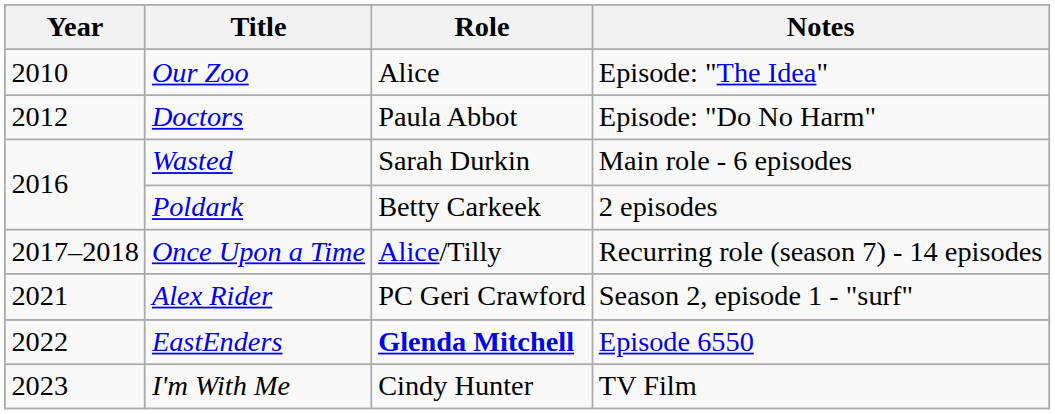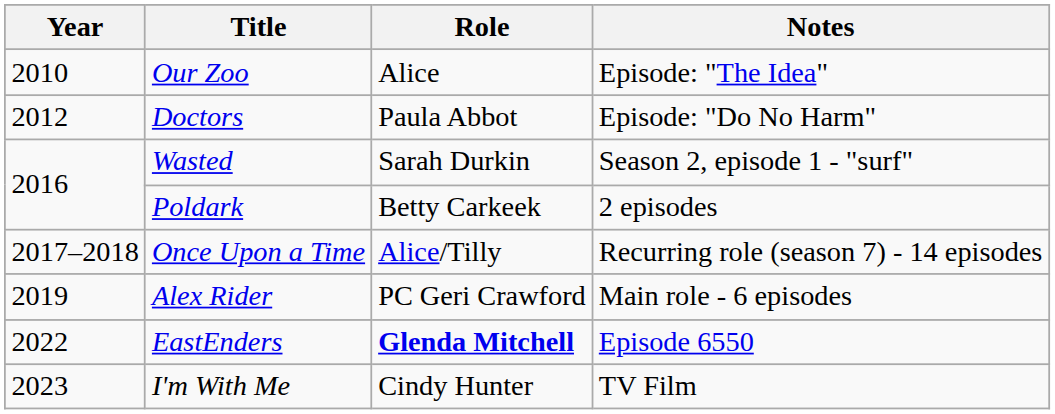(725, 161) Main role - 6 episodes -> (756, 161) Season 2, episode 1 - "surf"
(40, 296) 2021 -> (40, 296) 2019
(756, 296) Season 2, episode 1 - "surf" -> (725, 296) Main role - 6 episodes
